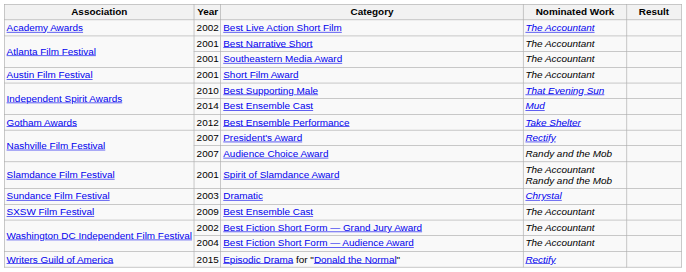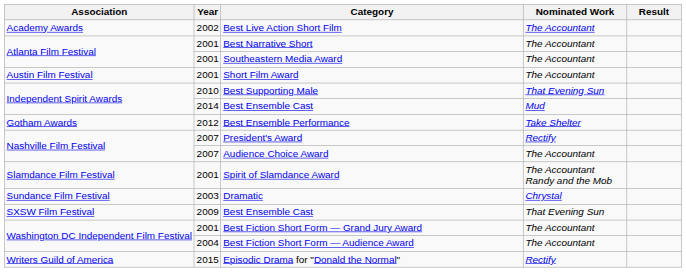(569, 153) Randy and the Mob -> (560, 153) The Accountant
(560, 212) The Accountant -> (565, 212) That Evening Sun
(208, 228) 2002 -> (208, 228) 2001
